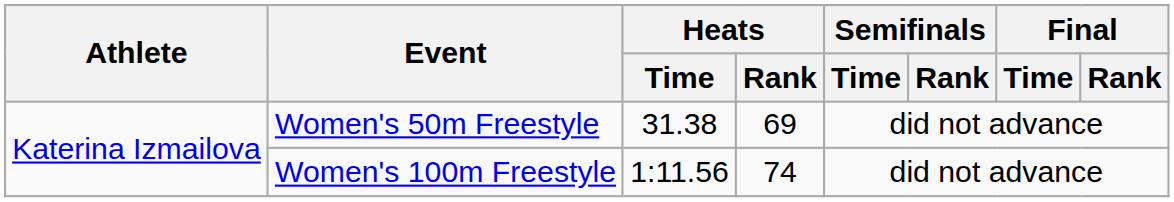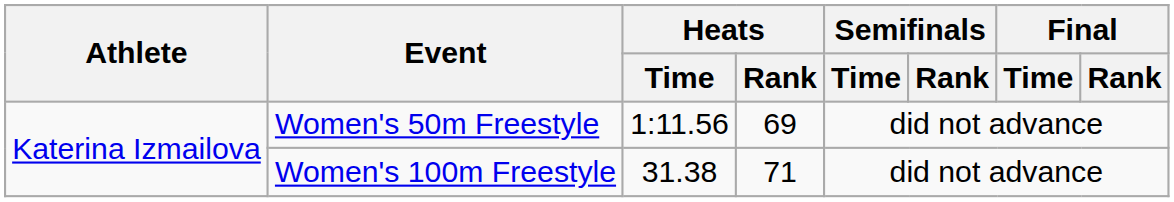(680, 125) 31.38 -> (680, 125) 1:11.56
(680, 173) 1:11.56 -> (680, 173) 31.38
(780, 173) 74 -> (780, 173) 71
